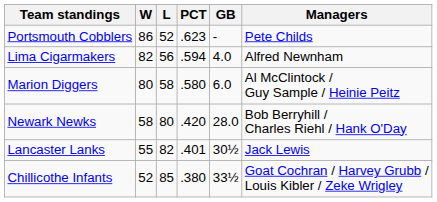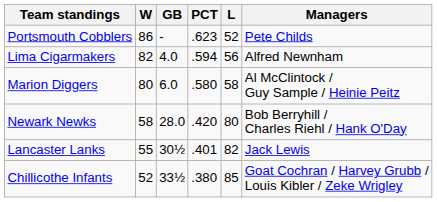columns swapped: (167, 15) <-> (226, 15)
